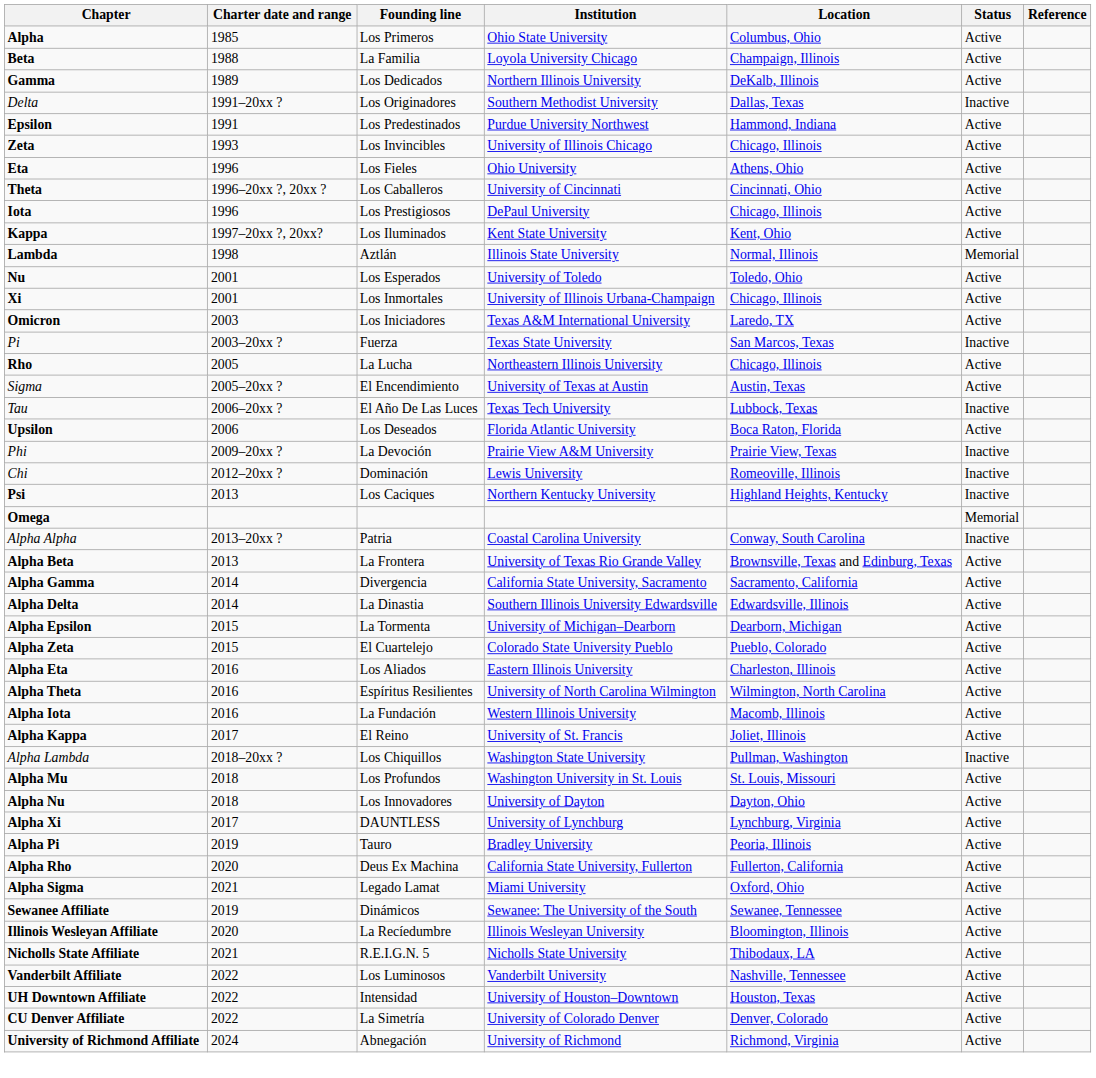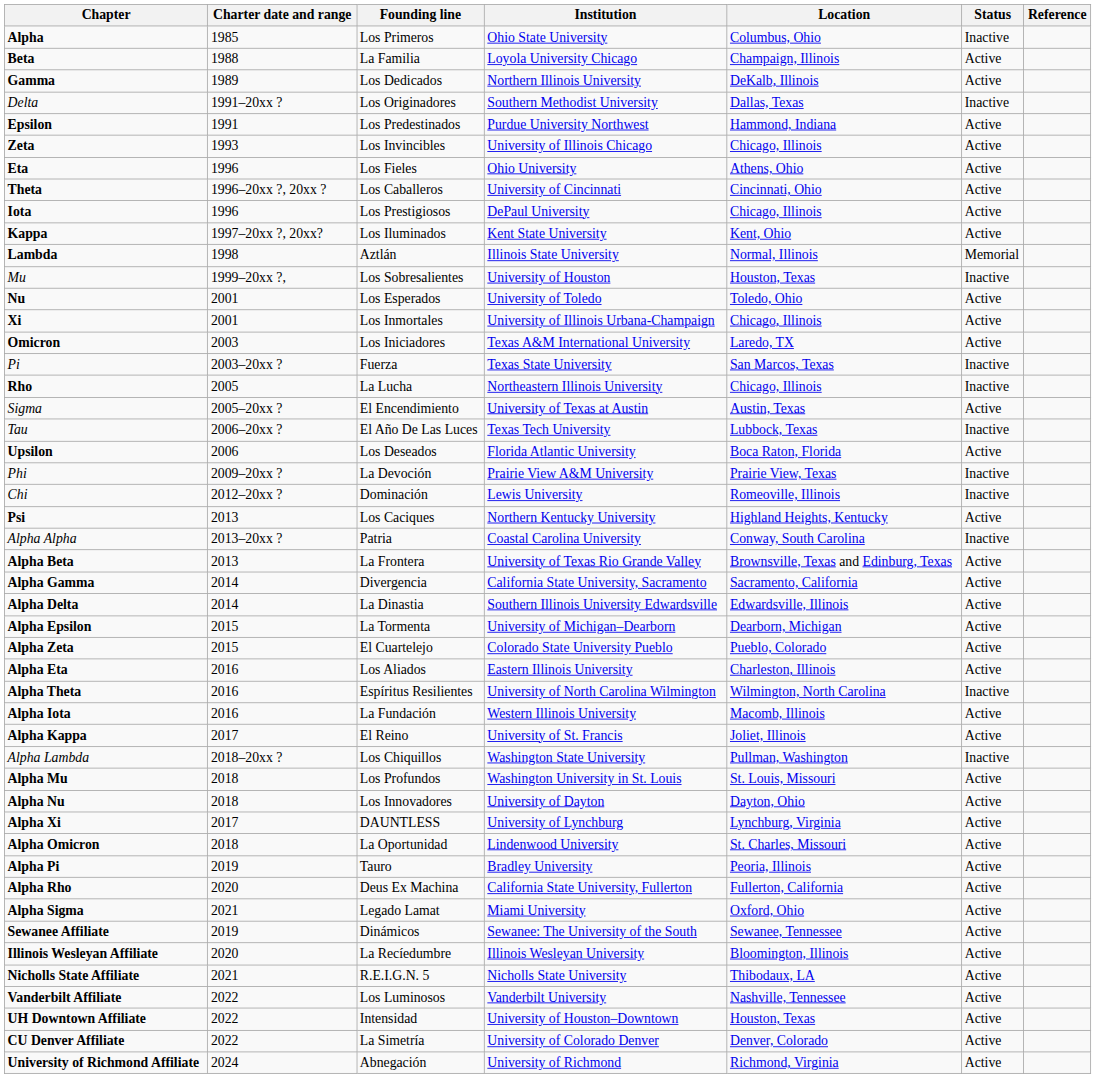(983, 37) Active -> (987, 37) Inactive
+ row: (17, 277)
(983, 364) Active -> (987, 386) Inactive
(987, 495) Inactive -> (983, 517) Active
- row: (29, 517)
(983, 691) Active -> (987, 691) Inactive
+ row: (54, 844)
